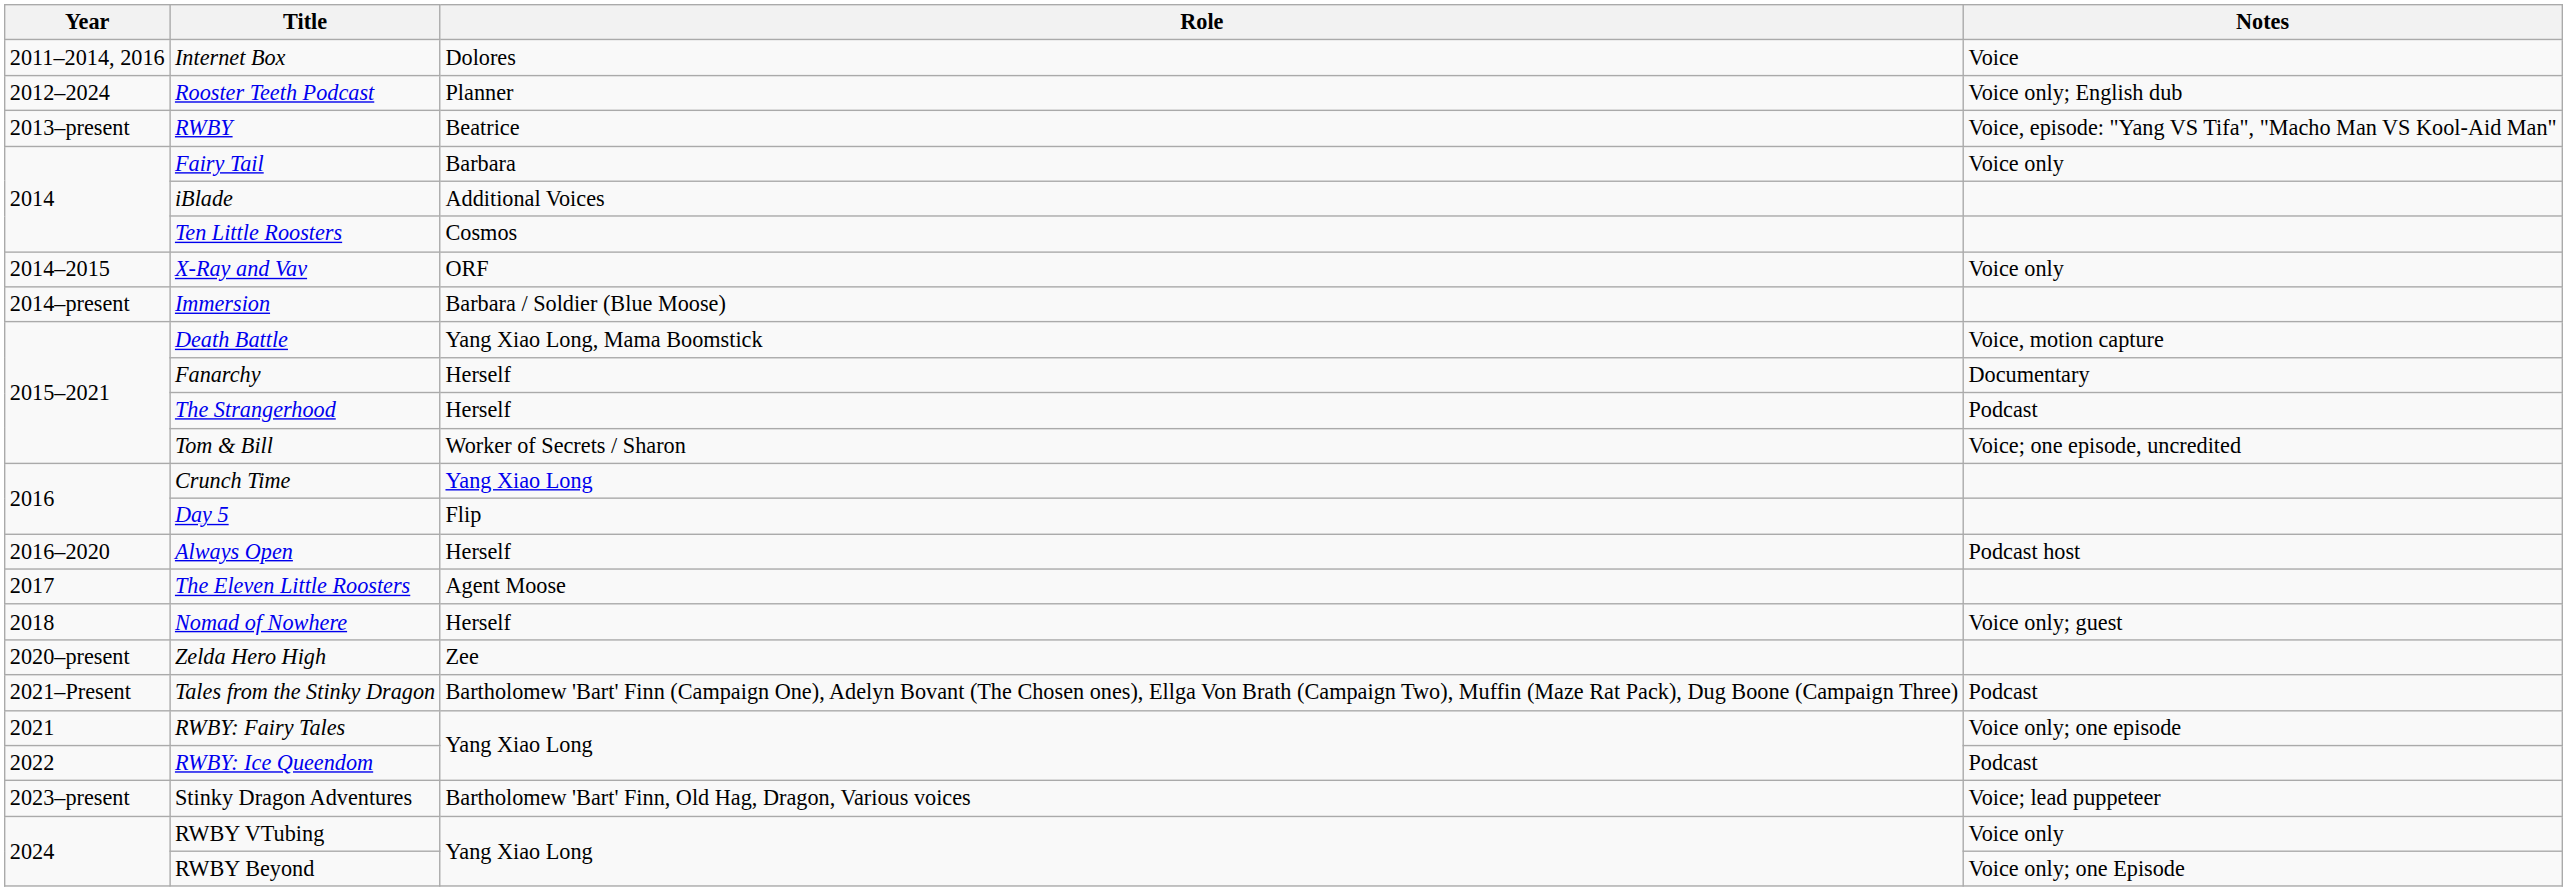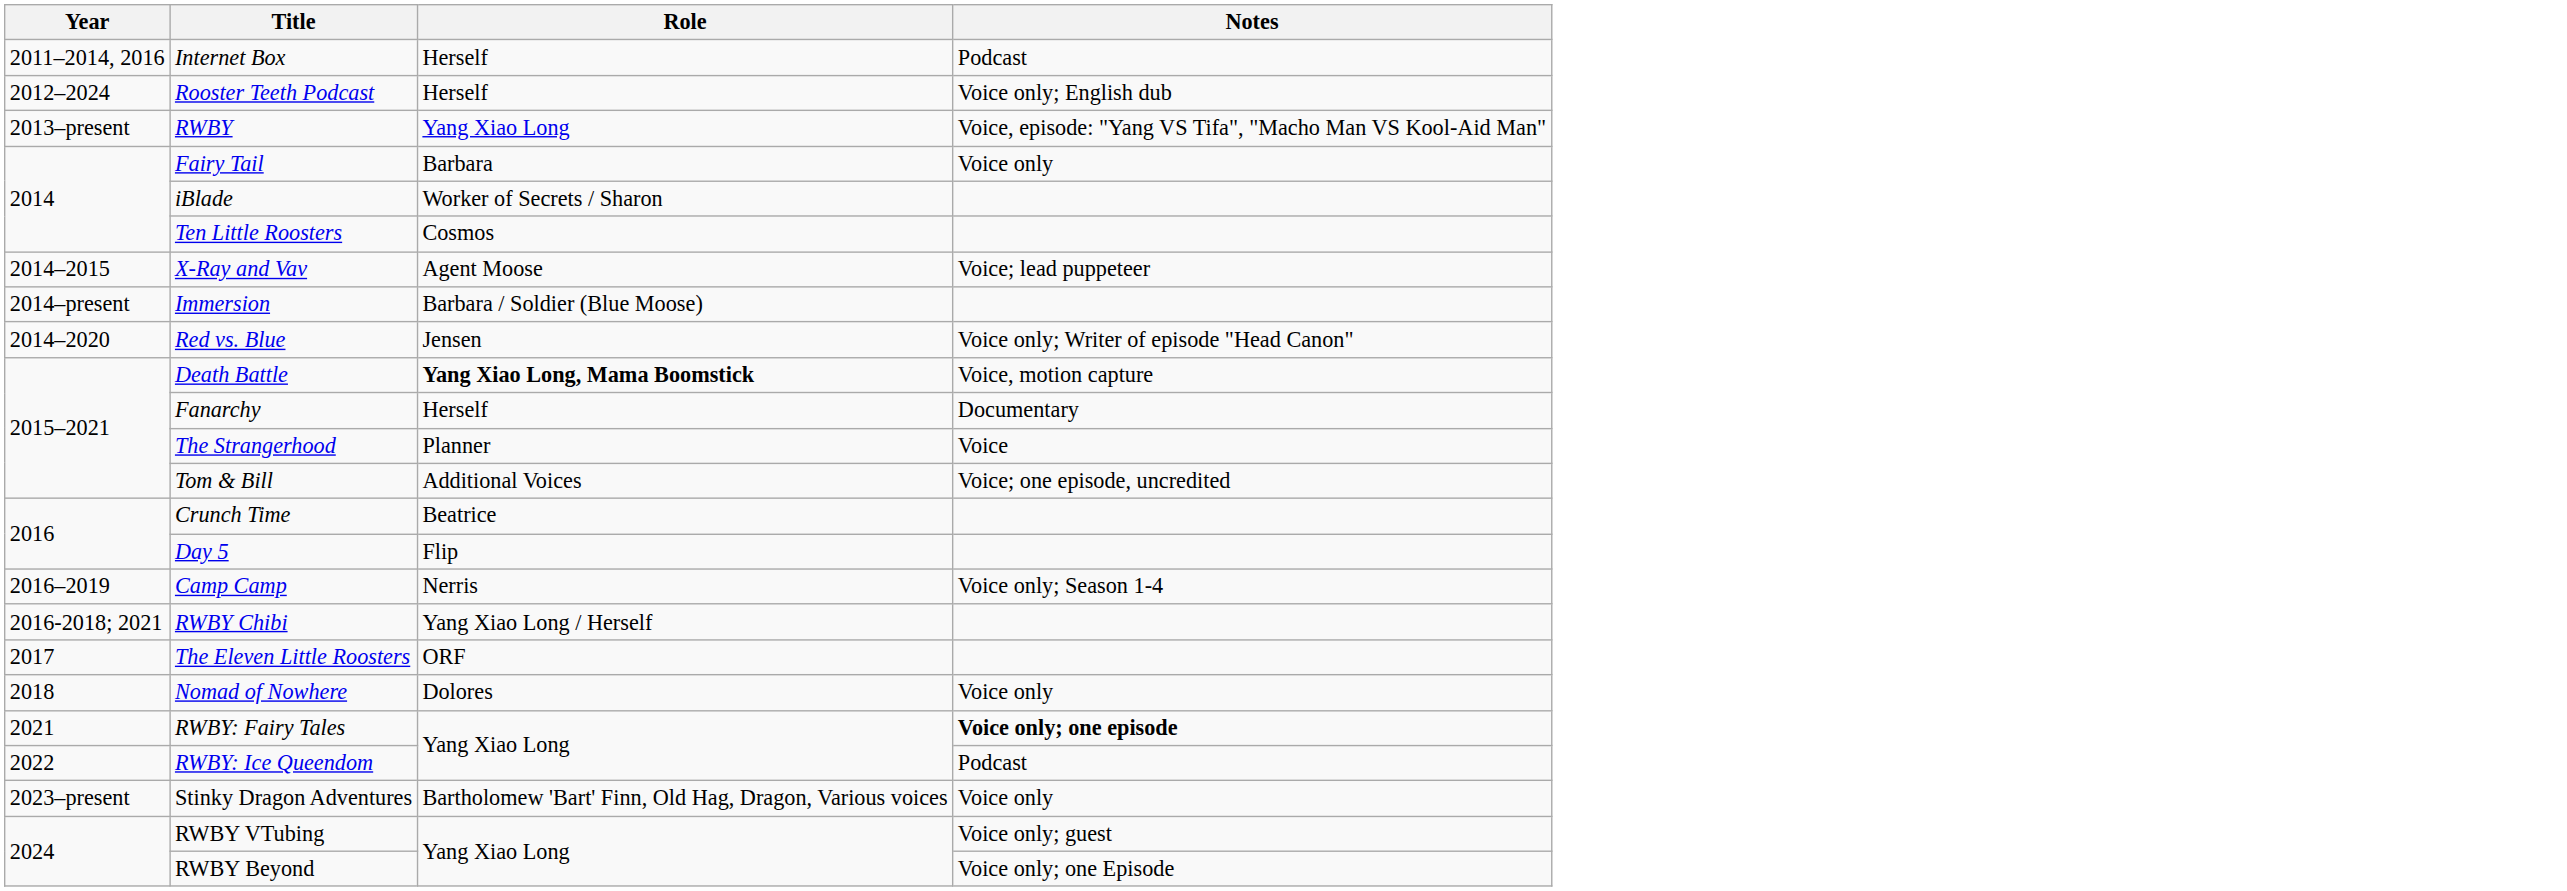(481, 57) Dolores -> (455, 57) Herself
(1994, 57) Voice -> (992, 57) Podcast
(479, 92) Planner -> (455, 92) Herself
(483, 127) Beatrice -> (496, 127) Yang Xiao Long
(525, 198) Additional Voices -> (543, 198) Worker of Secrets / Sharon
(467, 269) ORF -> (483, 269) Agent Moose
(2016, 269) Voice only -> (1054, 269) Voice; lead puppeteer
+ row: (230, 339)
(604, 339) normal -> (588, 374) bold
(478, 410) Herself -> (456, 445) Planner
(2003, 410) Podcast -> (983, 445) Voice
(566, 445) Worker of Secrets / Sharon -> (502, 480) Additional Voices
(519, 480) Yang Xiao Long -> (459, 515) Beatrice
+ row: (231, 586)
- row: (234, 551)
+ row: (231, 621)
(506, 586) Agent Moose -> (444, 657) ORF
(478, 621) Herself -> (458, 692) Dolores
(2045, 621) Voice only; guest -> (1006, 692) Voice only
- row: (250, 657)
- row: (305, 692)
(2075, 727) normal -> (1068, 727) bold
(2065, 798) Voice; lead puppeteer -> (1006, 798) Voice only
(2016, 833) Voice only -> (1035, 833) Voice only; guest
